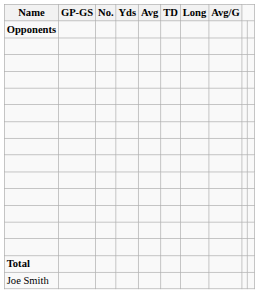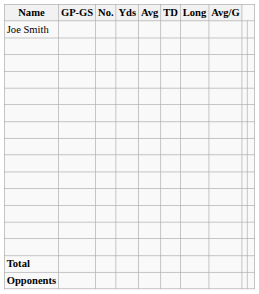rows swapped: (28, 280) <-> (31, 29)
